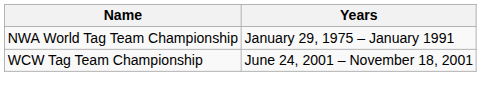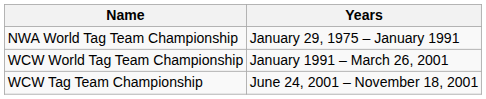+ row: (125, 60)
